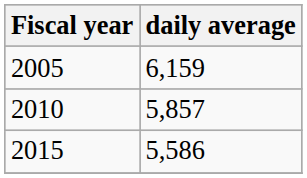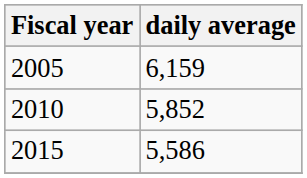(175, 109) 5,857 -> (175, 109) 5,852
